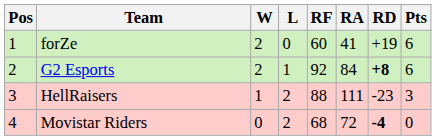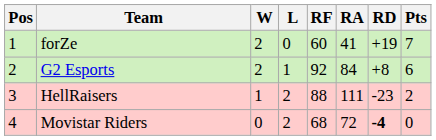(409, 43) 6 -> (409, 43) 7
(380, 69) bold -> (380, 69) normal
(409, 95) 3 -> (409, 95) 2
